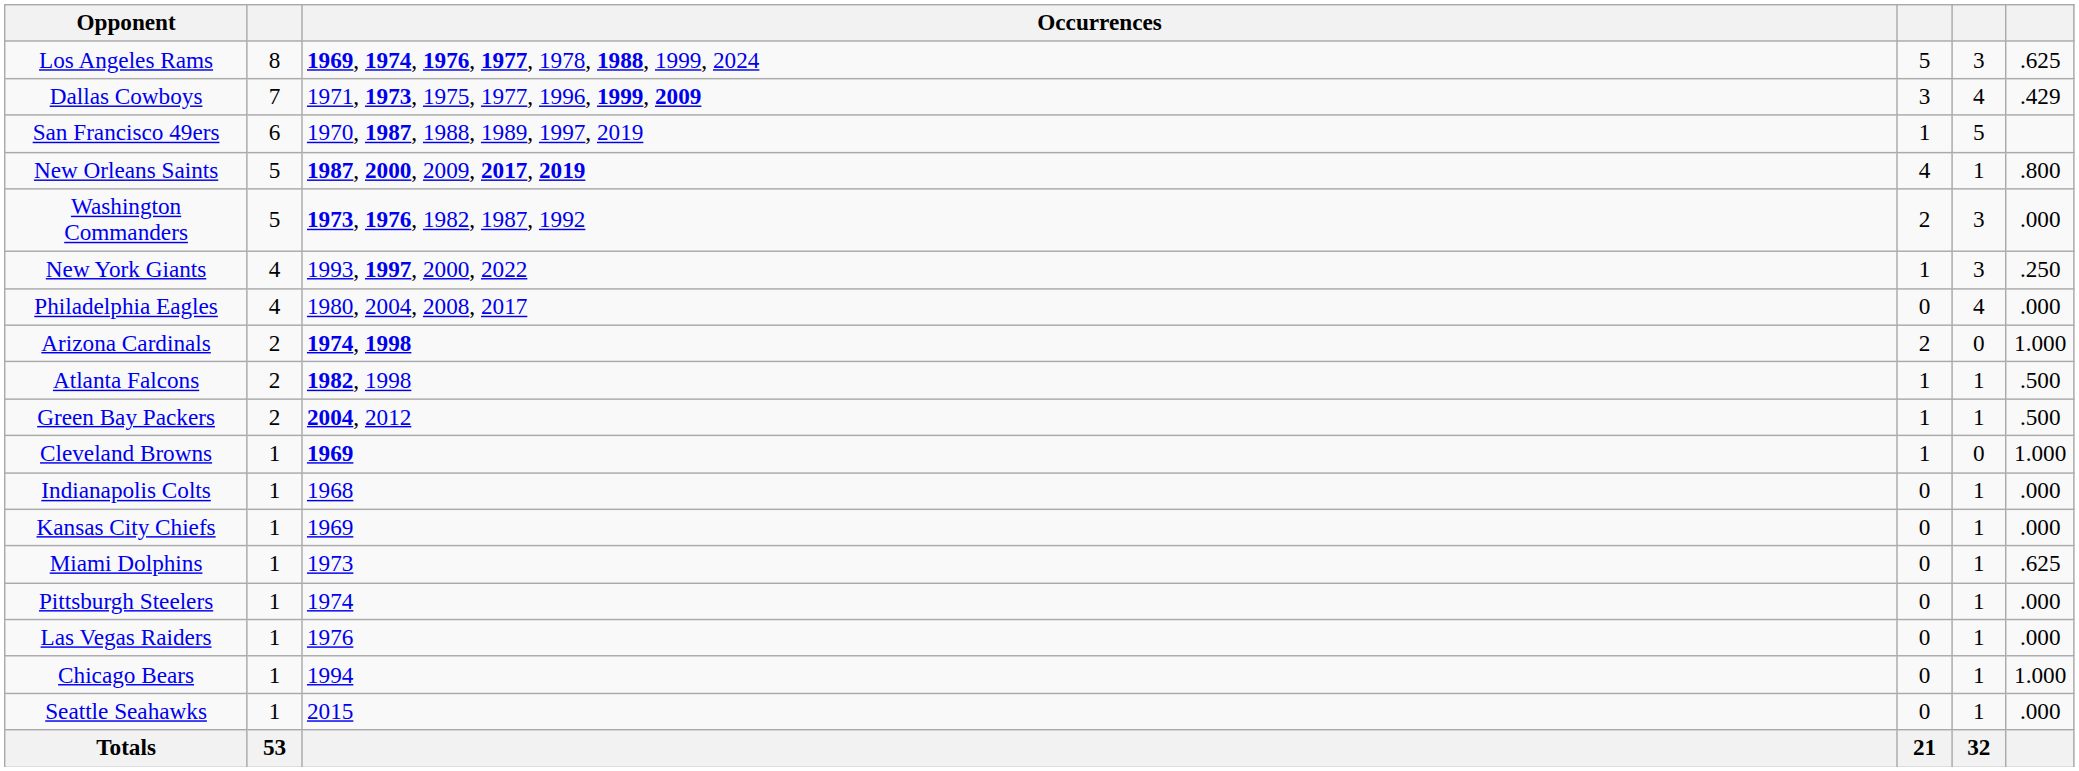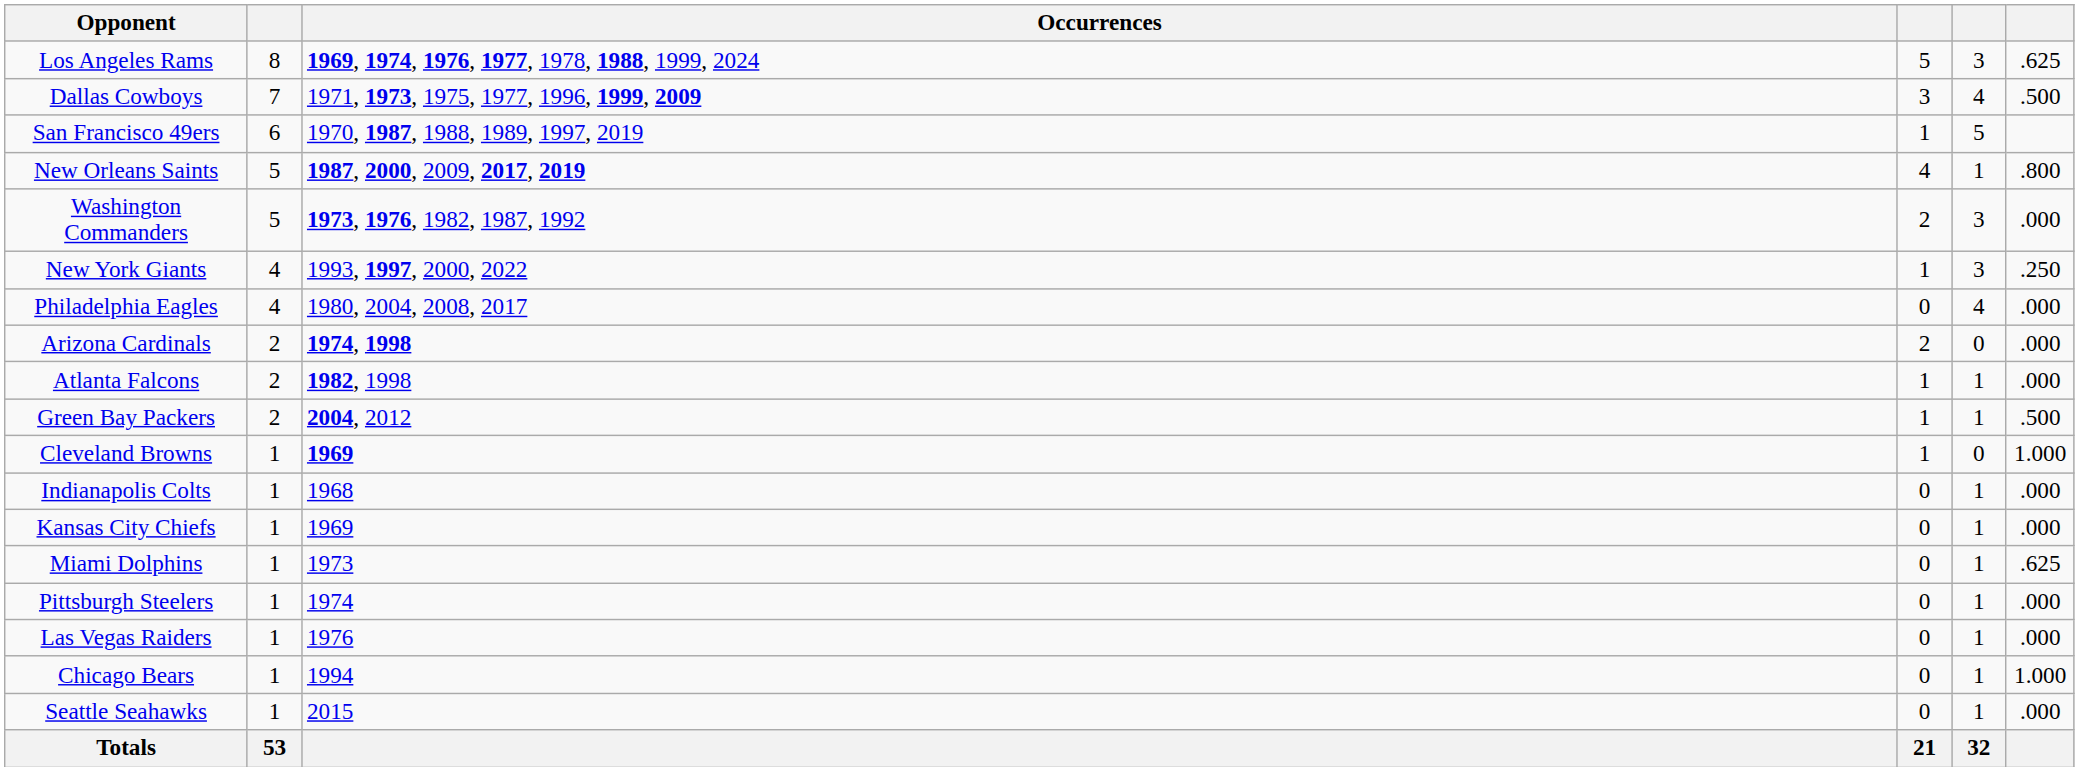(2040, 96) .429 -> (2040, 96) .500
(2040, 343) 1.000 -> (2040, 343) .000
(2040, 380) .500 -> (2040, 380) .000
